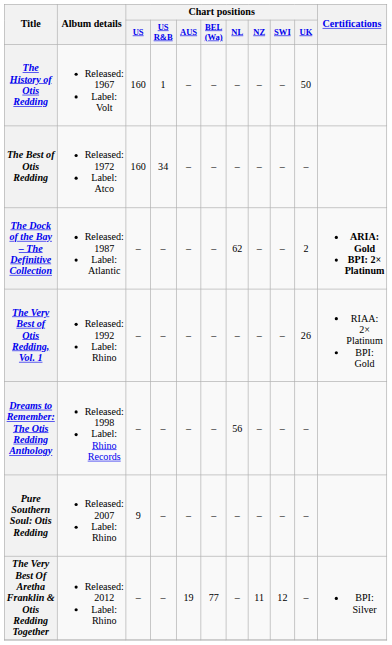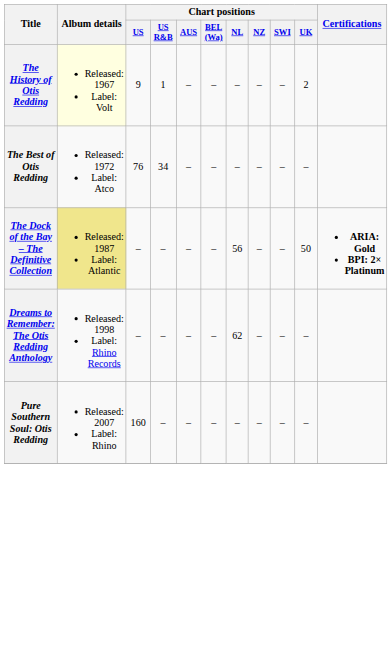(92, 91) no background -> (92, 91) lightyellow background
(138, 85) 160 -> (138, 85) 9
(306, 85) 50 -> (306, 85) 2
(138, 166) 160 -> (138, 166) 76
(92, 254) no background -> (92, 254) khaki background
(237, 248) 62 -> (237, 248) 56
(306, 248) 2 -> (306, 248) 50
- row: (31, 335)
(237, 428) 56 -> (237, 335) 62
(138, 515) 9 -> (138, 422) 160
- row: (31, 598)
